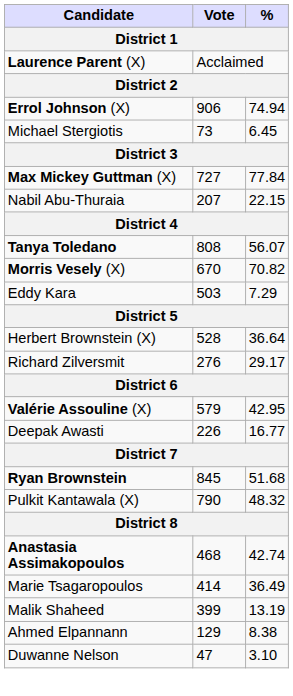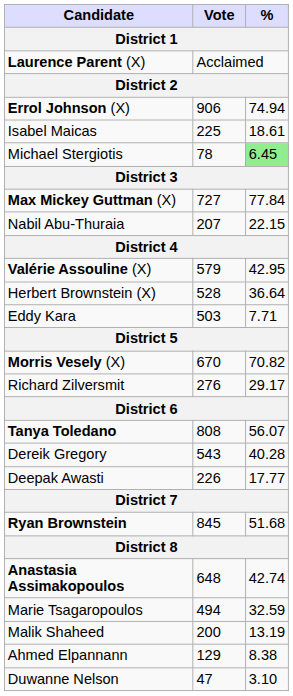+ row: (52, 131)
(205, 131) 73 -> (205, 154) 78
(263, 131) no background -> (263, 154) lightgreen background
rows swapped: (62, 246) <-> (80, 408)
rows swapped: (82, 339) <-> (66, 270)
(263, 293) 7.29 -> (263, 316) 7.71
+ row: (57, 454)
(267, 431) 16.77 -> (267, 477) 17.77
- row: (73, 500)
(209, 555) 468 -> (209, 578) 648
(209, 586) 414 -> (209, 609) 494
(267, 586) 36.49 -> (267, 609) 32.59
(209, 609) 399 -> (209, 632) 200
